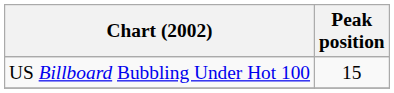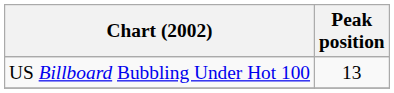(352, 72) 15 -> (352, 72) 13
